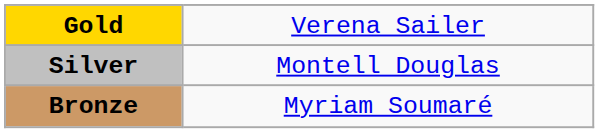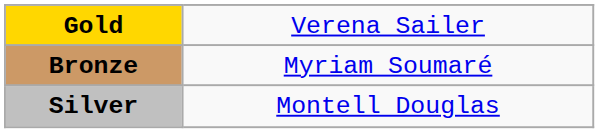rows swapped: (94, 66) <-> (94, 106)
